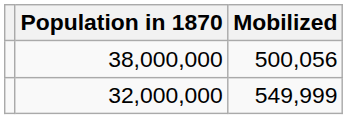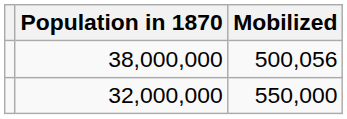(296, 95) 549,999 -> (296, 95) 550,000
